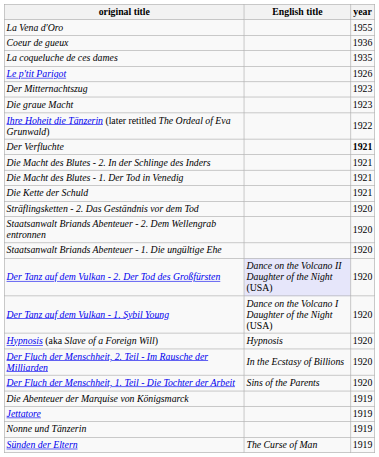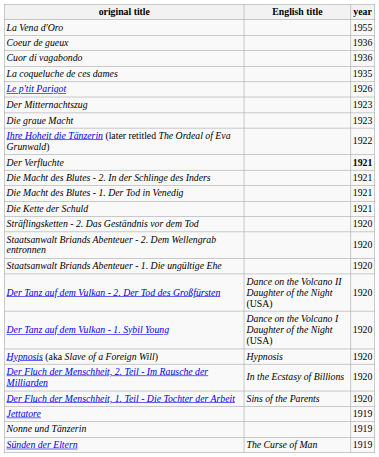+ row: (45, 58)
(294, 277) lavender background -> (294, 292) no background
- row: (98, 398)
